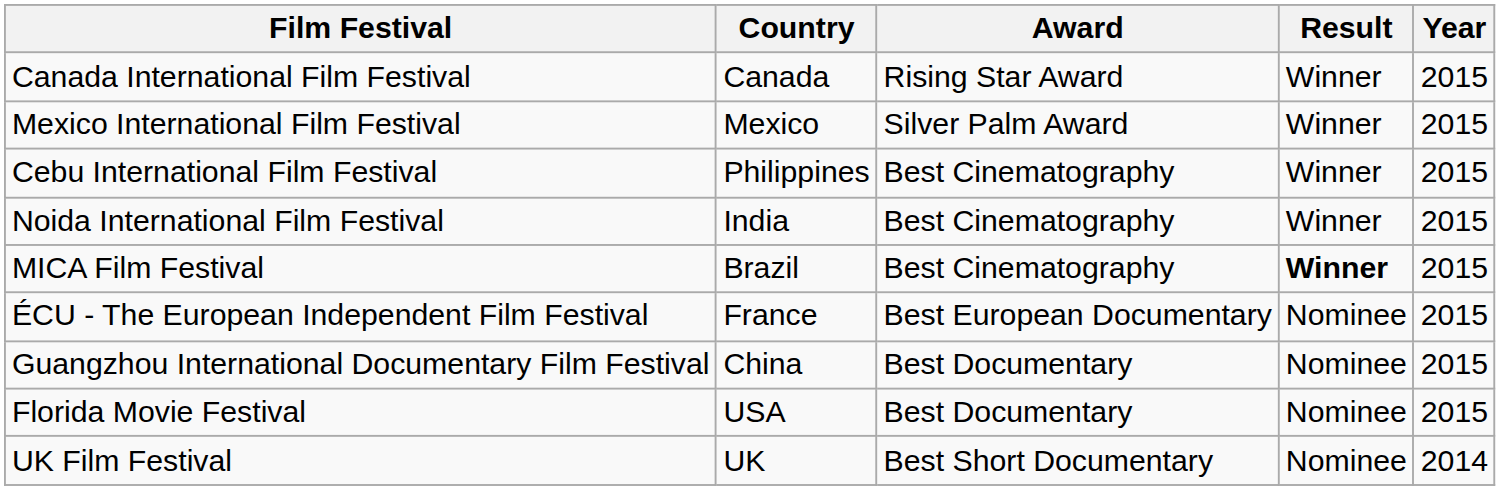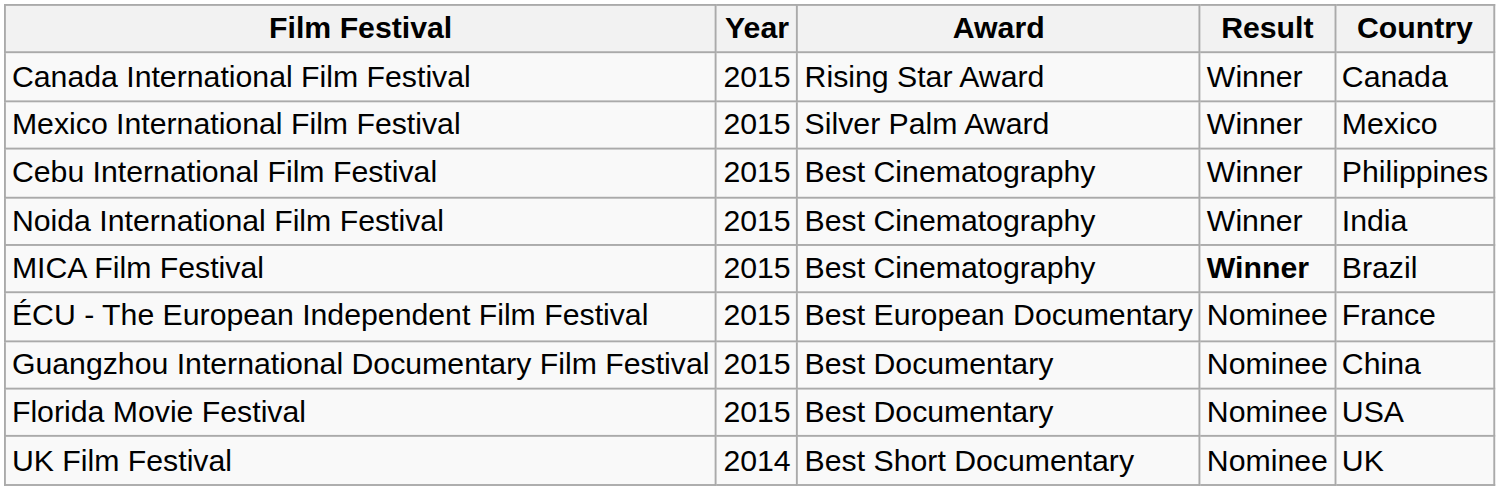columns swapped: (797, 28) <-> (1454, 28)
